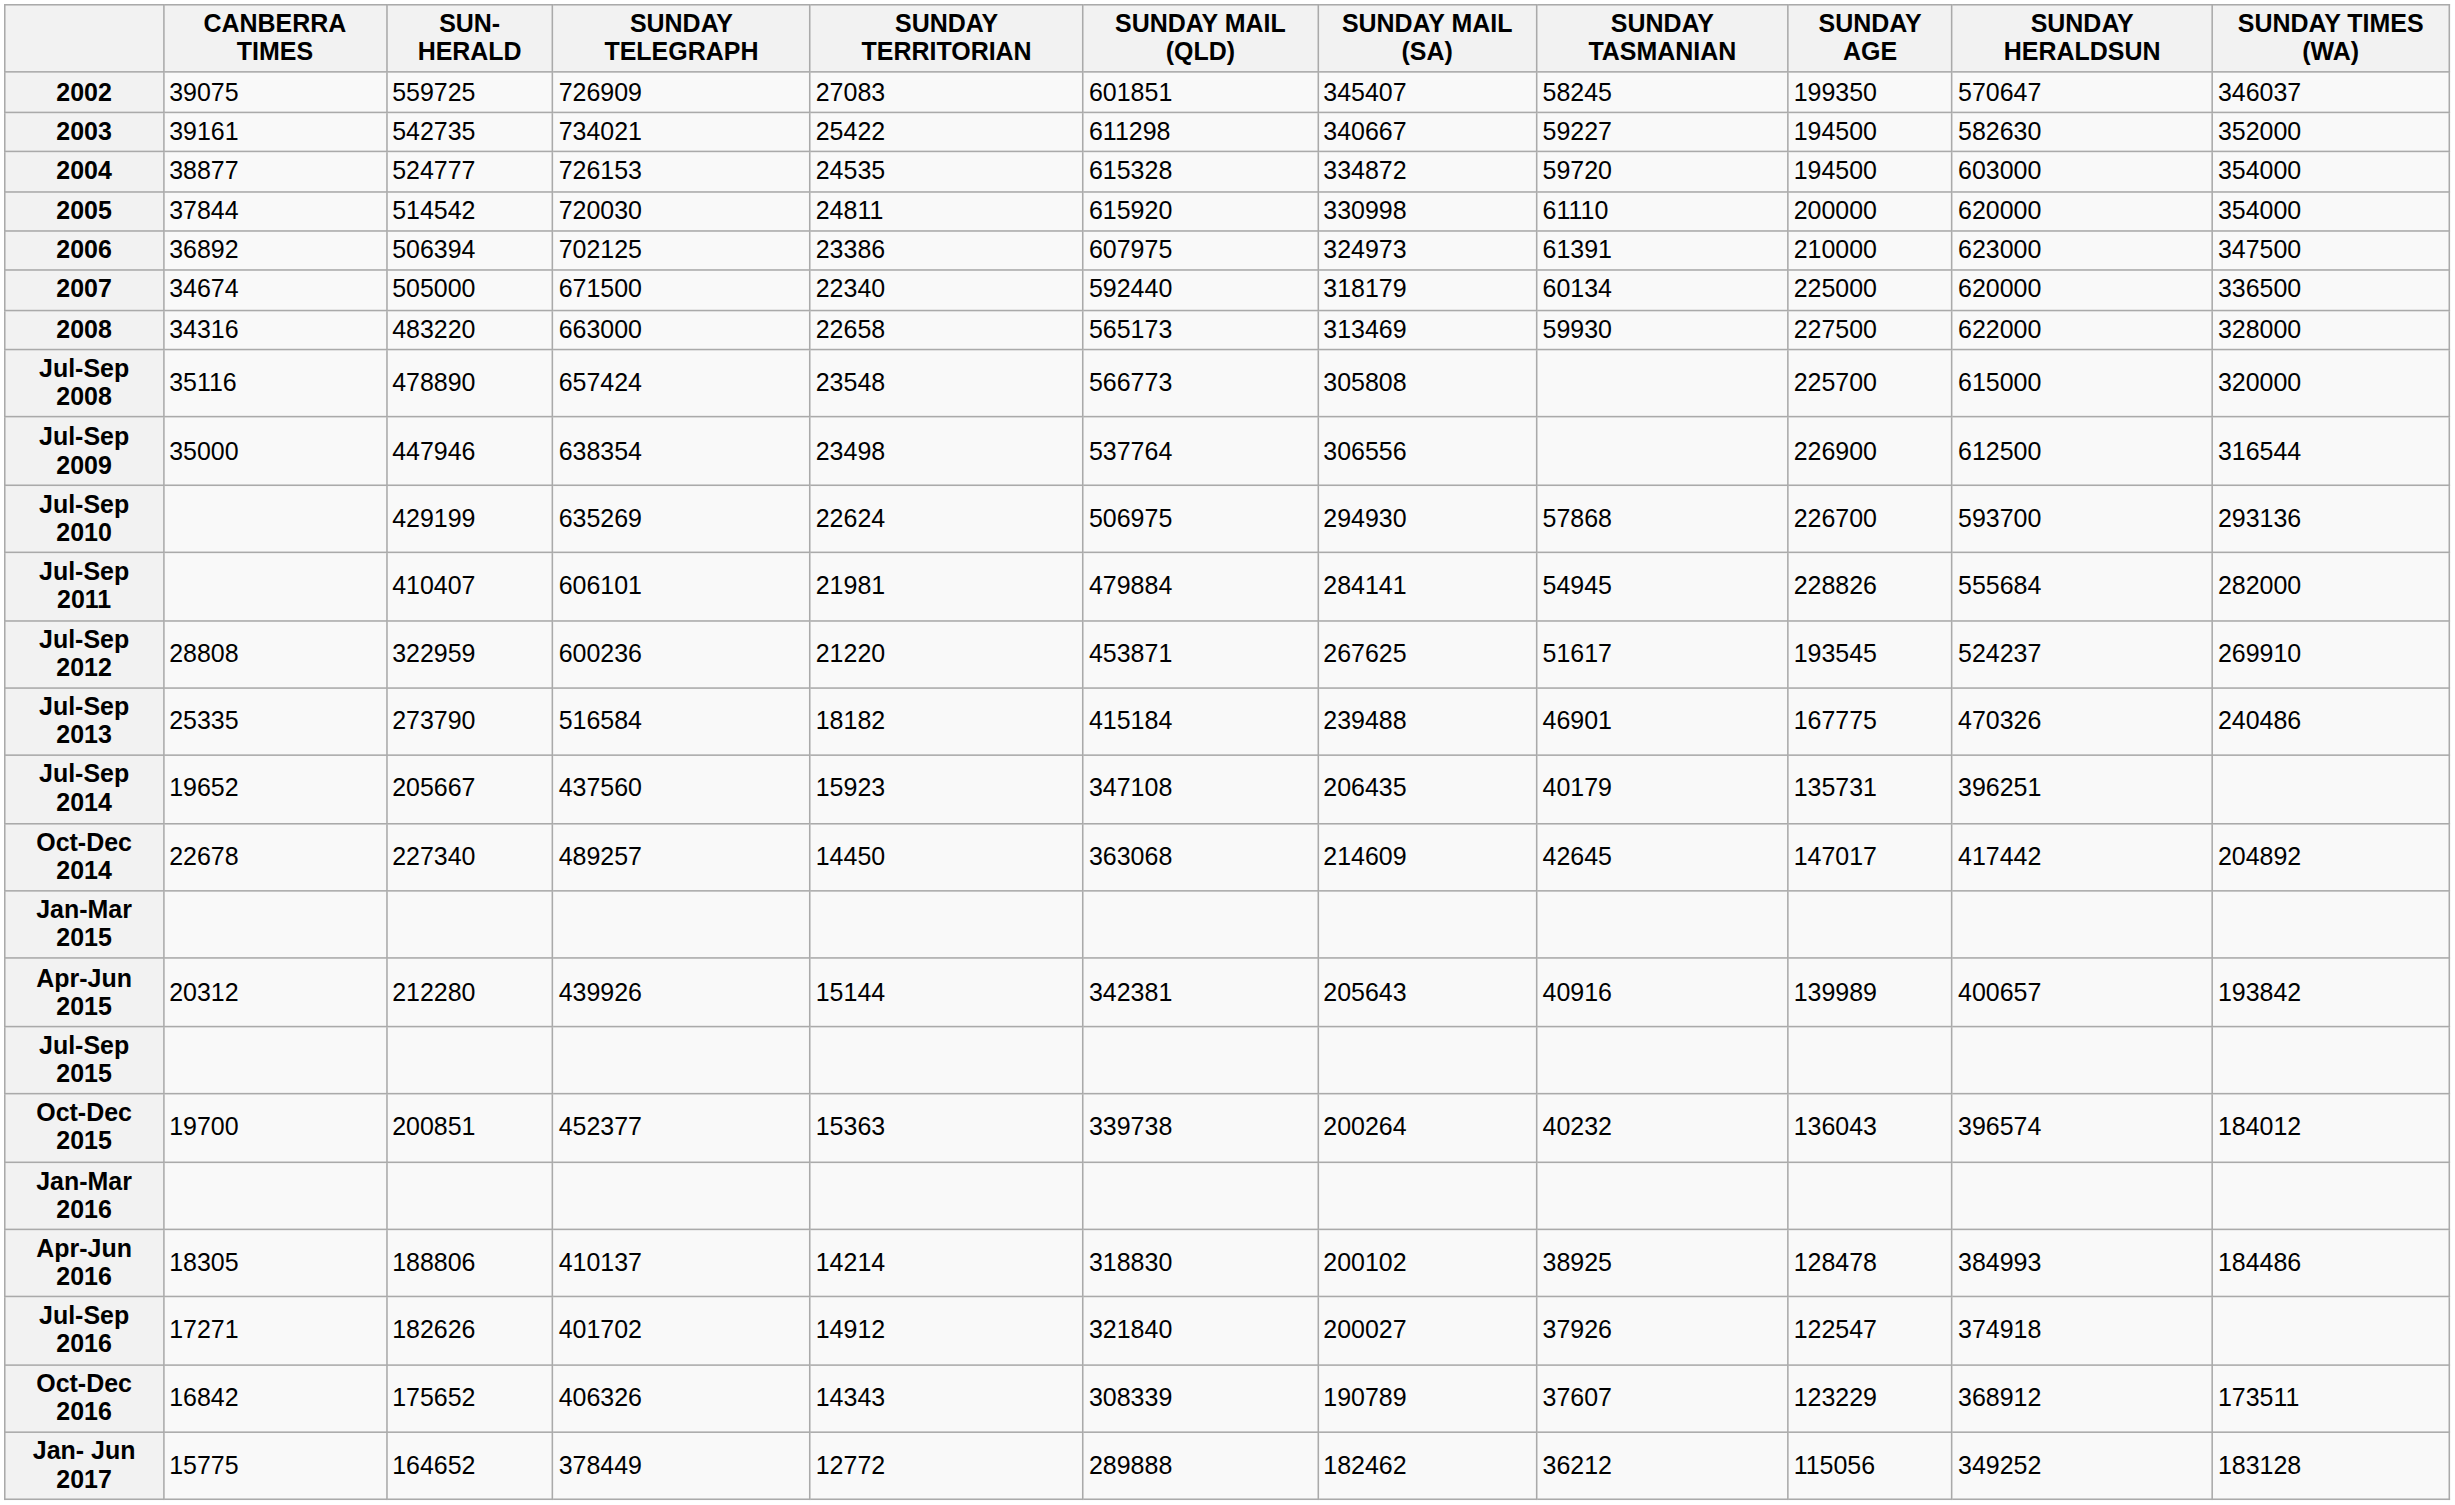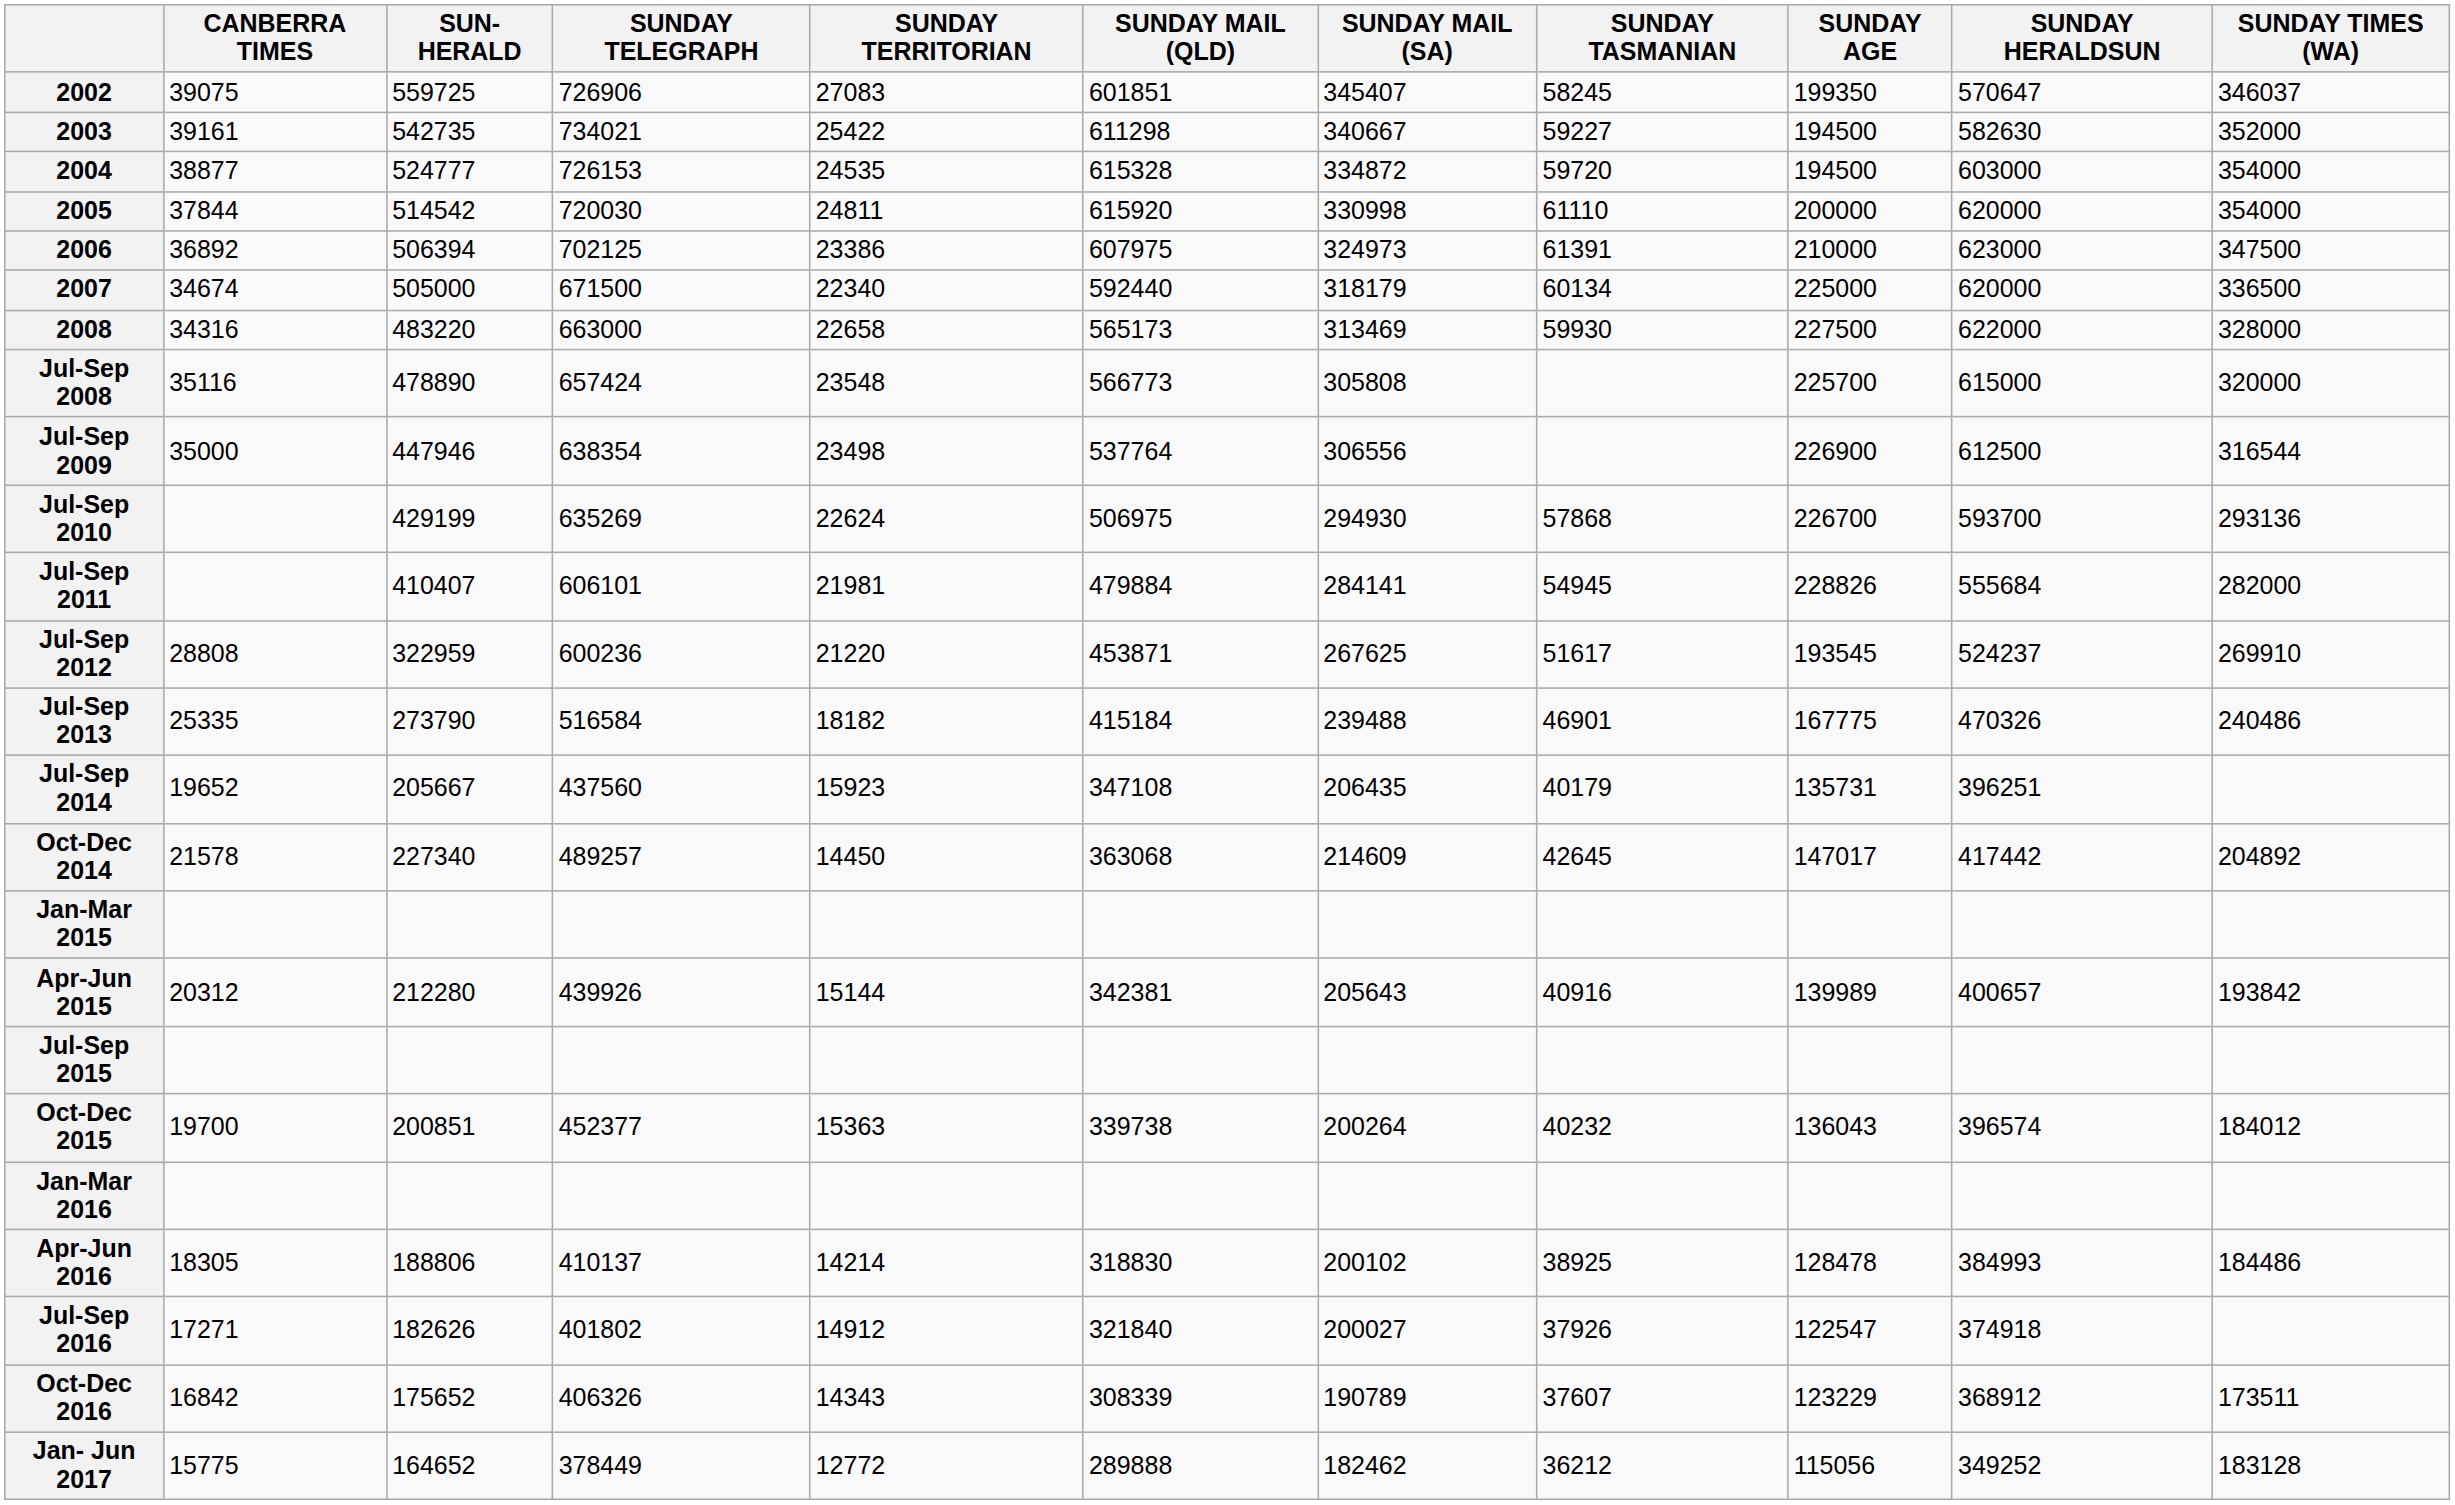(600, 91) 726909 -> (600, 91) 726906
(204, 856) 22678 -> (204, 856) 21578
(600, 1330) 401702 -> (600, 1330) 401802
